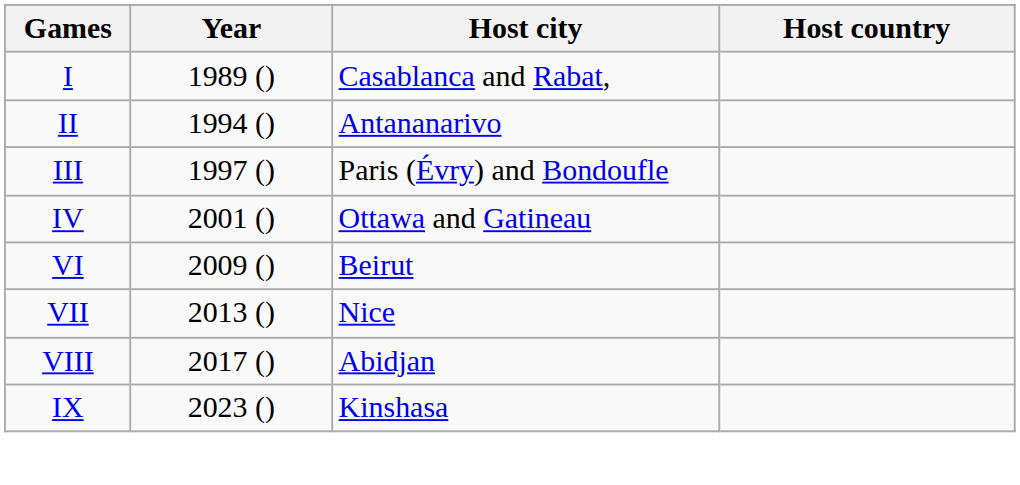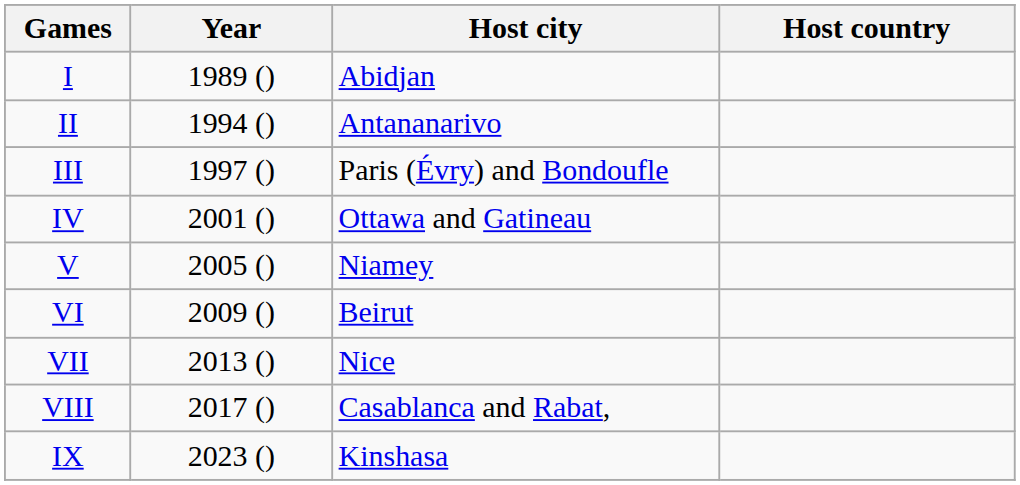(474, 75) Casablanca and Rabat, -> (387, 75) Abidjan
+ row: (68, 265)
(387, 360) Abidjan -> (474, 407) Casablanca and Rabat,
